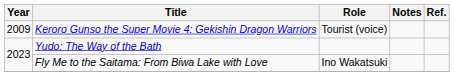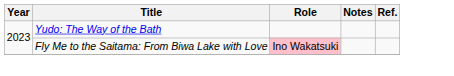- row: (176, 29)
(354, 63) no background -> (305, 46) pink background
